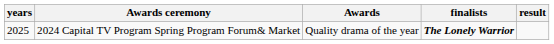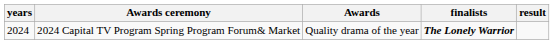(18, 30) 2025 -> (18, 30) 2024
